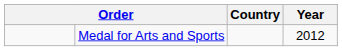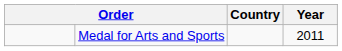(310, 35) 2012 -> (310, 35) 2011
